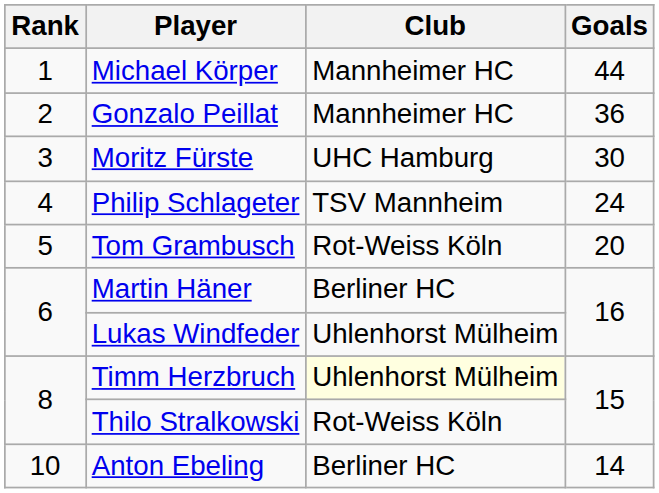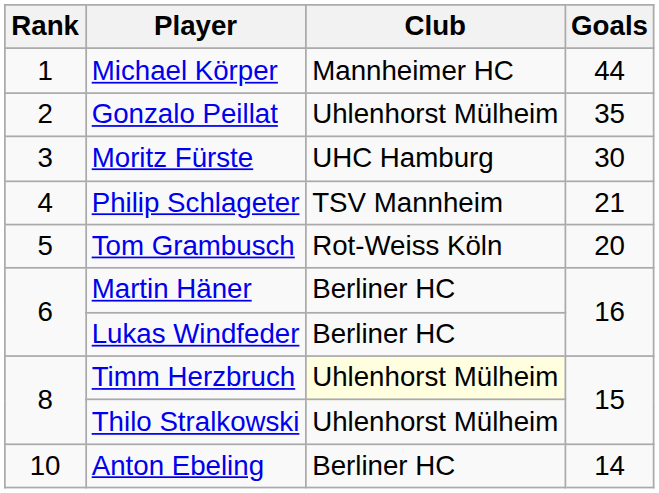(413, 114) Mannheimer HC -> (435, 114) Uhlenhorst Mülheim
(610, 114) 36 -> (610, 114) 35
(610, 202) 24 -> (610, 202) 21
(435, 333) Uhlenhorst Mülheim -> (384, 333) Berliner HC
(407, 421) Rot-Weiss Köln -> (435, 421) Uhlenhorst Mülheim
